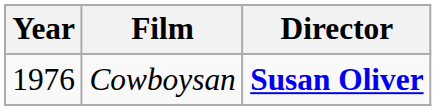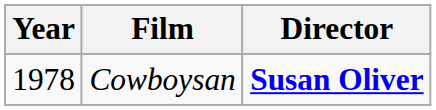(44, 79) 1976 -> (44, 79) 1978
